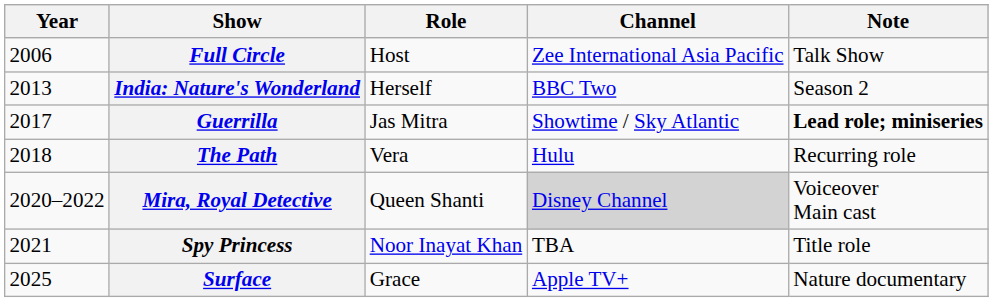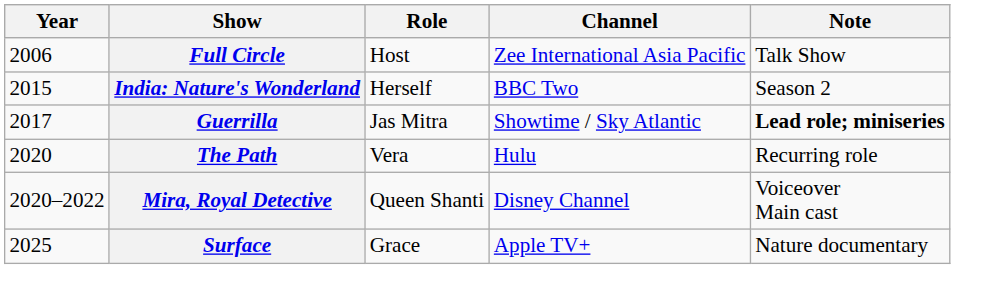(31, 88) 2013 -> (31, 88) 2015
(31, 155) 2018 -> (31, 155) 2020
(600, 200) lightgrey background -> (562, 200) no background
- row: (237, 245)
